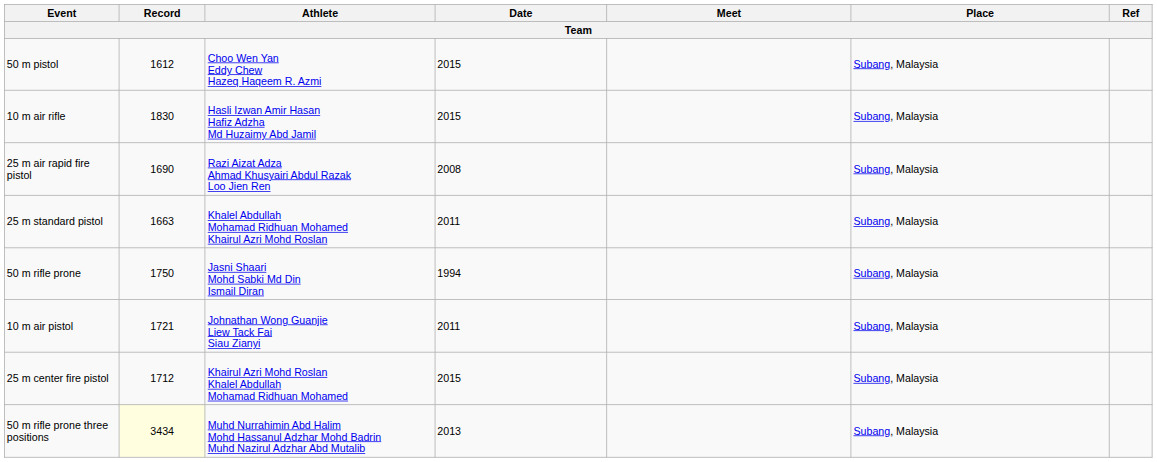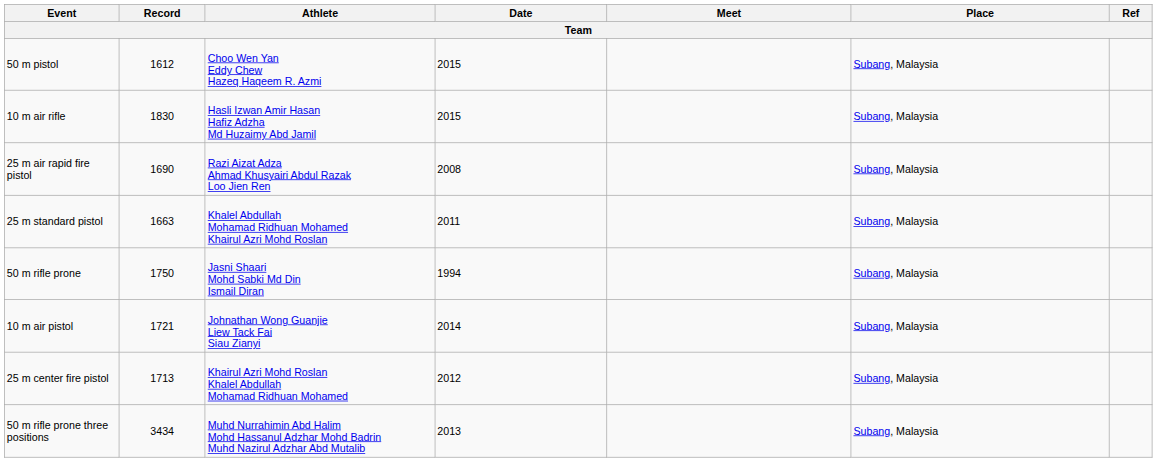(449, 326) 2011 -> (449, 326) 2014
(162, 379) 1712 -> (162, 379) 1713
(449, 379) 2015 -> (449, 379) 2012
(162, 431) lightyellow background -> (162, 431) no background
